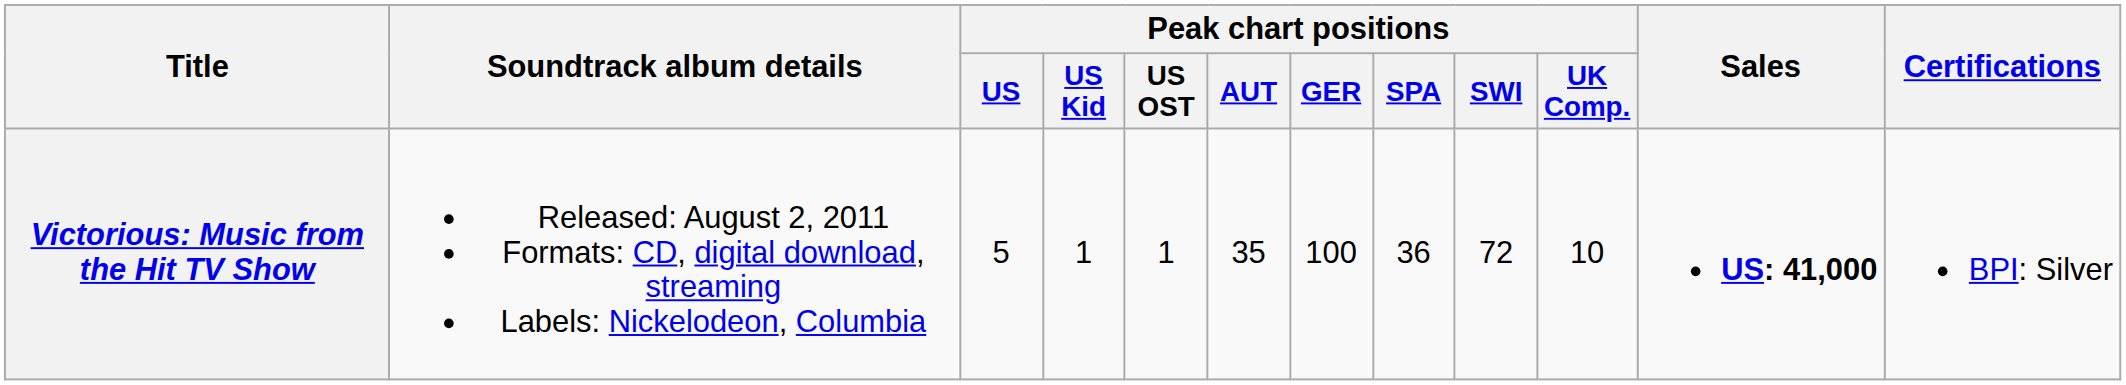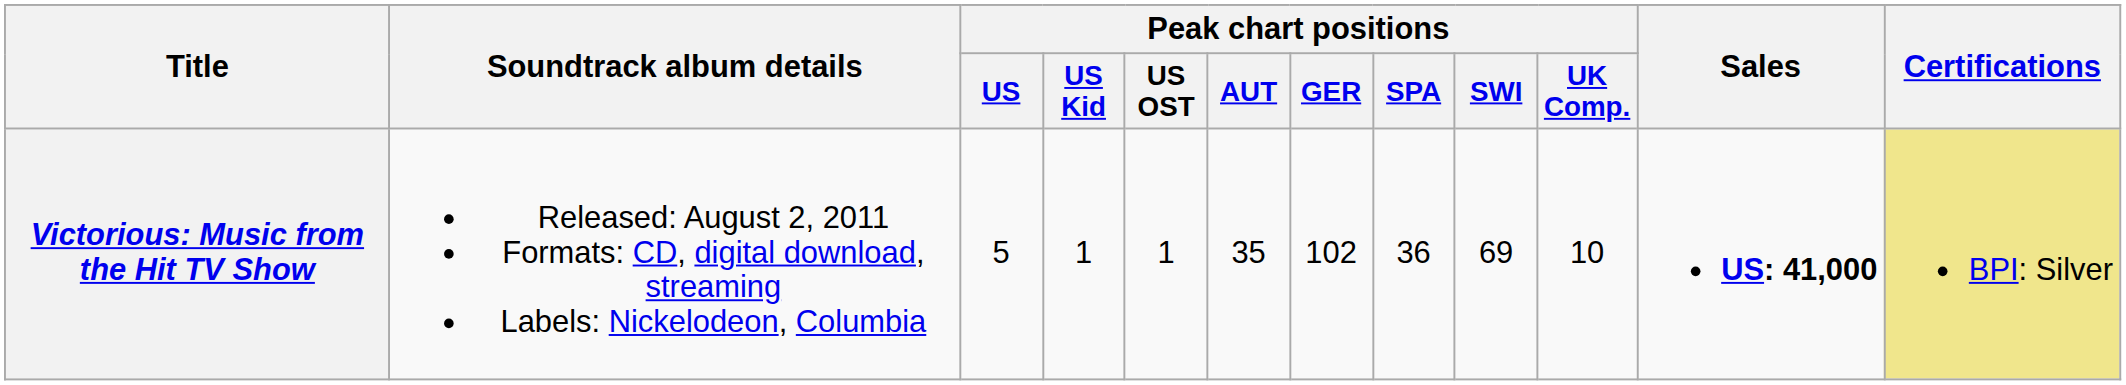(1331, 253) 100 -> (1331, 253) 102
(1496, 253) 72 -> (1496, 253) 69
(2002, 271) no background -> (2002, 271) khaki background
